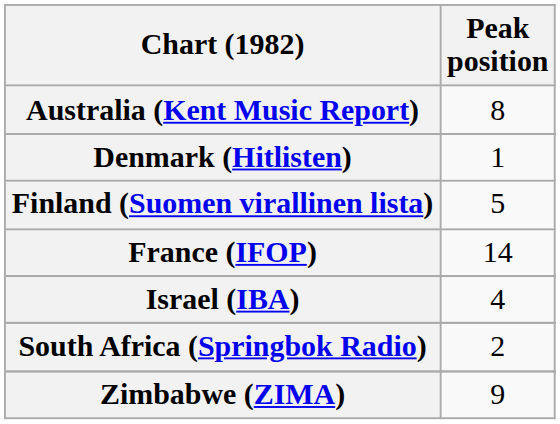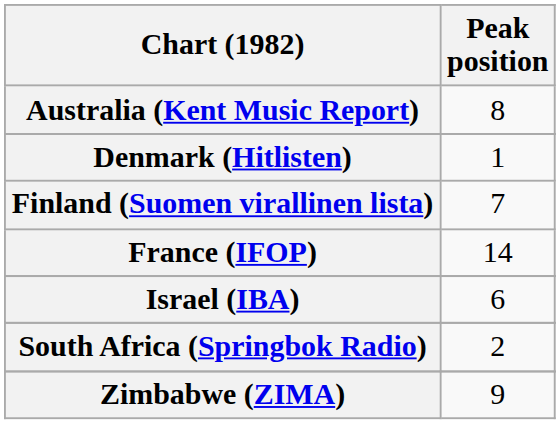(498, 204) 5 -> (498, 204) 7
(498, 299) 4 -> (498, 299) 6
